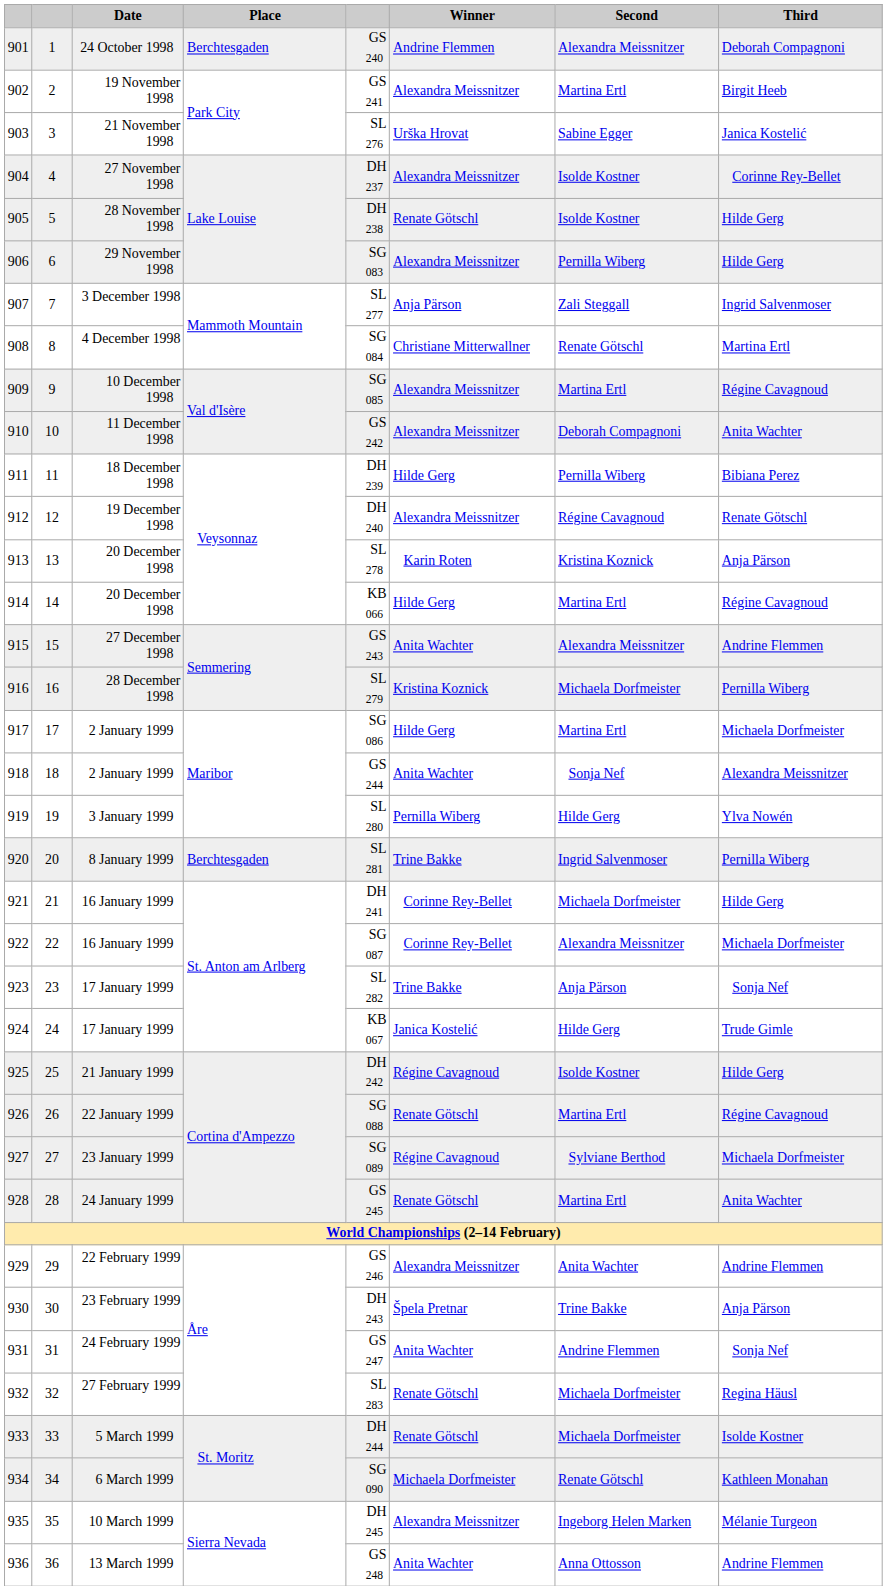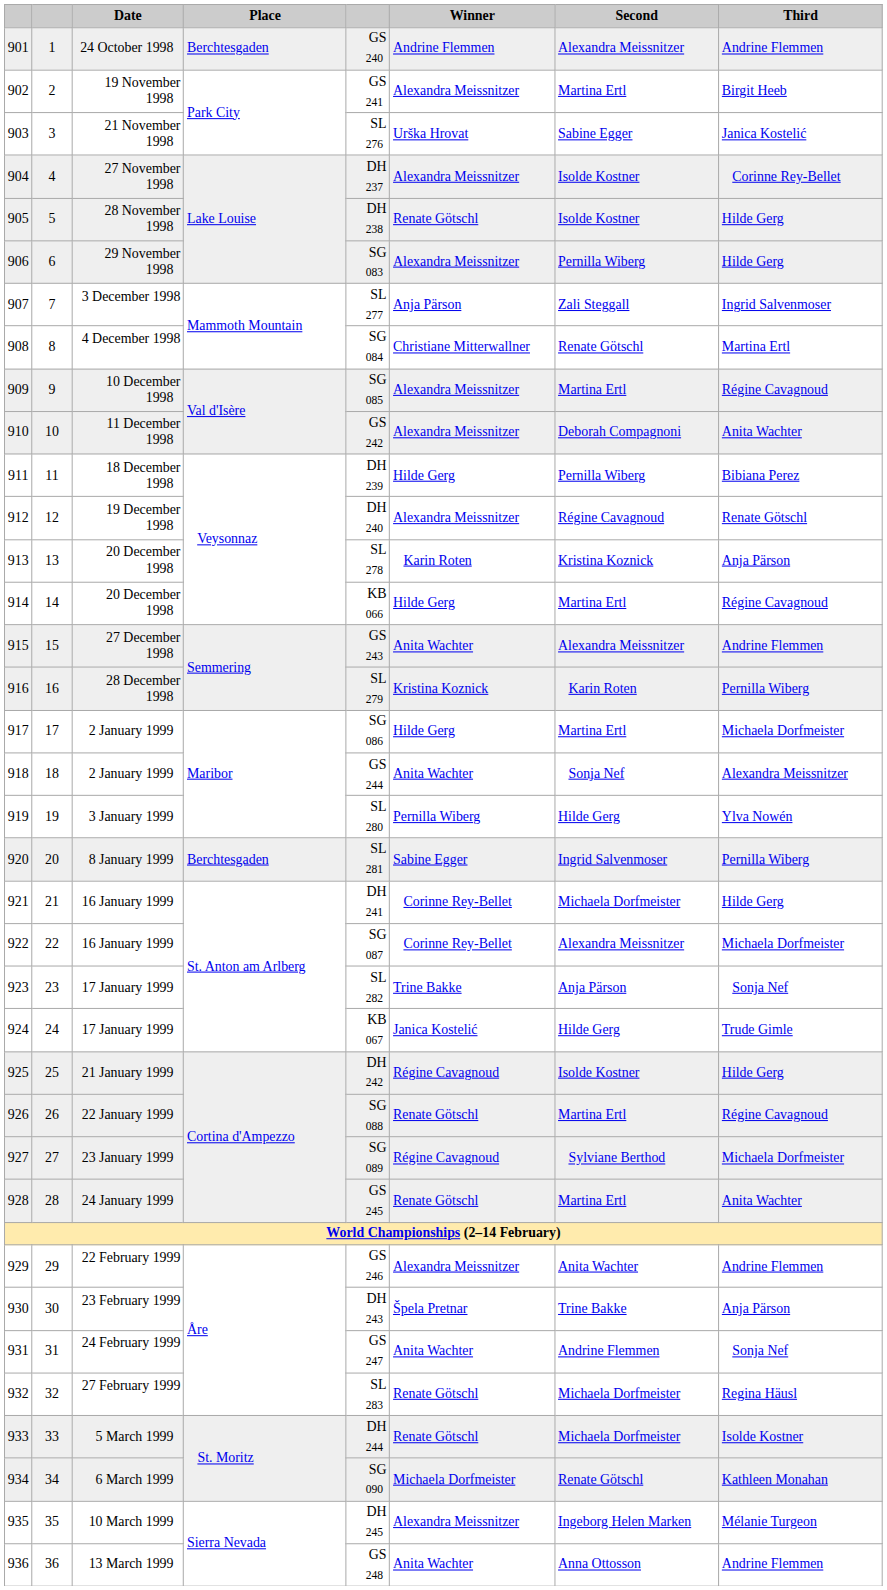(783, 48) Deborah Compagnoni -> (773, 48) Andrine Flemmen
(619, 688) Michaela Dorfmeister -> (597, 688) Karin Roten
(427, 859) Trine Bakke -> (430, 859) Sabine Egger
